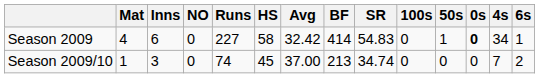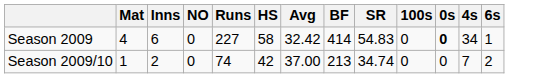- column: (451, 15)
(155, 61) 3 -> (155, 61) 2
(266, 61) 45 -> (266, 61) 42
